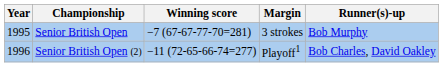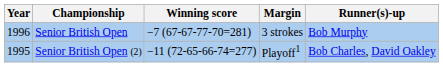(19, 31) 1995 -> (19, 31) 1996
(19, 51) 1996 -> (19, 51) 1995
